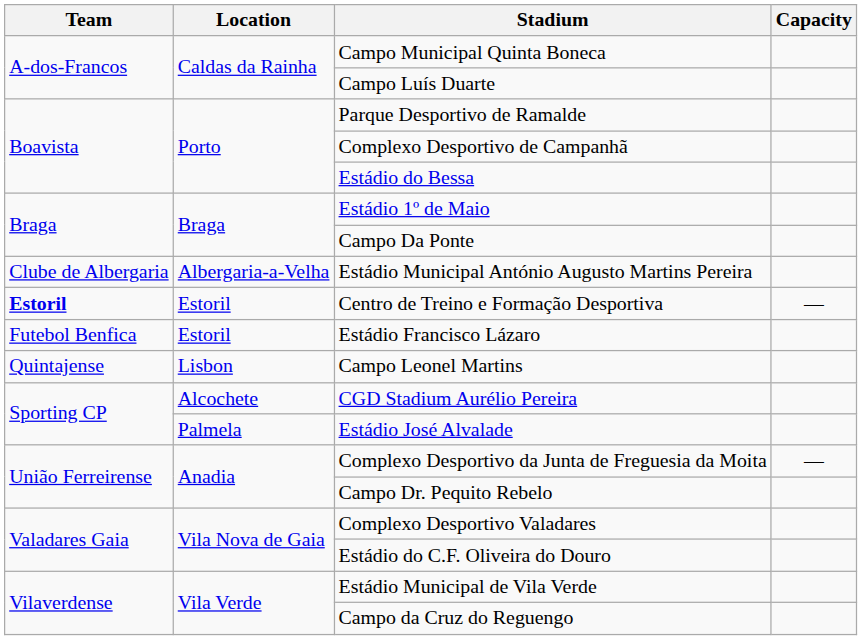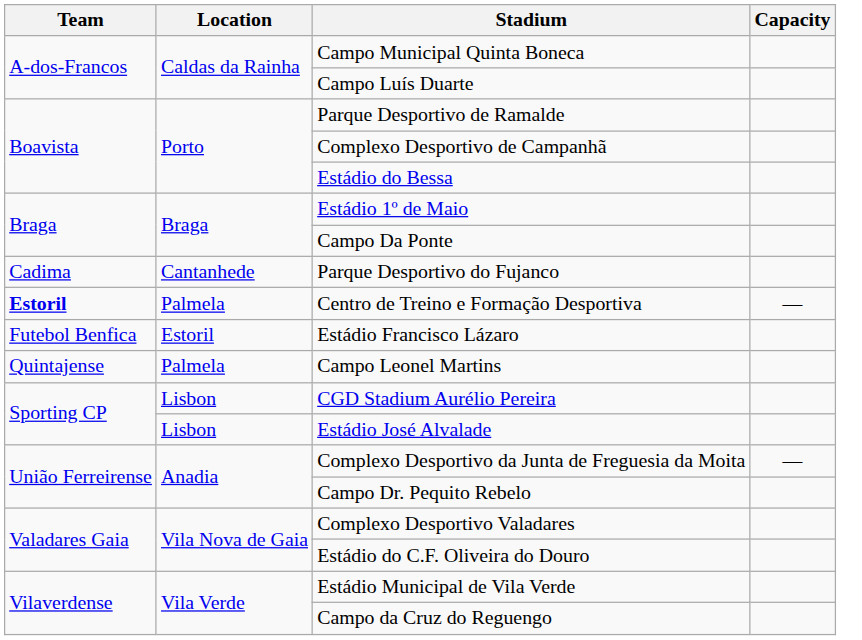+ row: (438, 271)
- row: (545, 271)
(204, 303) Estoril -> (193, 303) Palmela
(205, 366) Lisbon -> (193, 366) Palmela
(218, 397) Alcochete -> (189, 397) Lisbon
(210, 429) Palmela -> (189, 429) Lisbon
